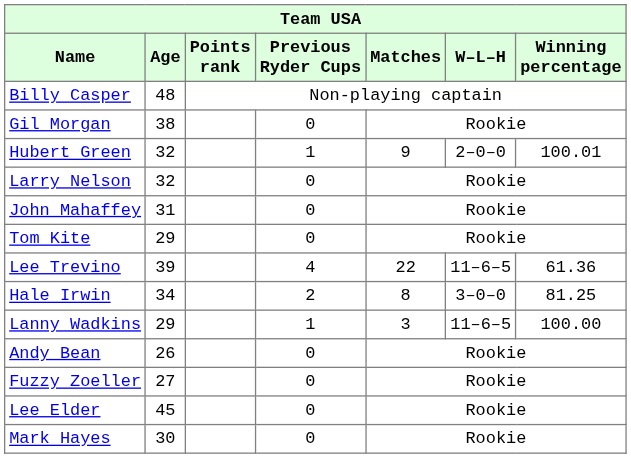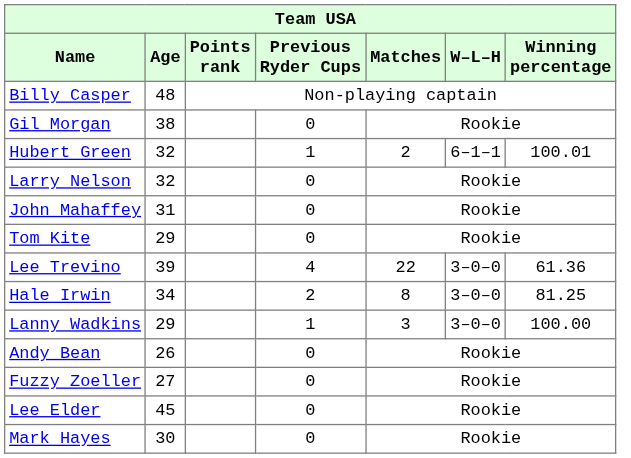(406, 153) 9 -> (406, 153) 2
(481, 153) 2–0–0 -> (476, 153) 6–1–1
(481, 267) 11–6–5 -> (476, 267) 3–0–0
(481, 324) 11–6–5 -> (476, 324) 3–0–0
